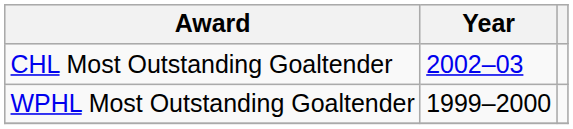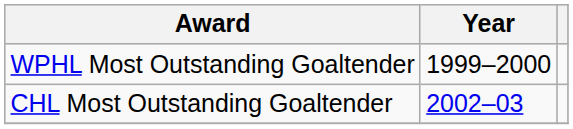rows swapped: (213, 103) <-> (202, 63)
